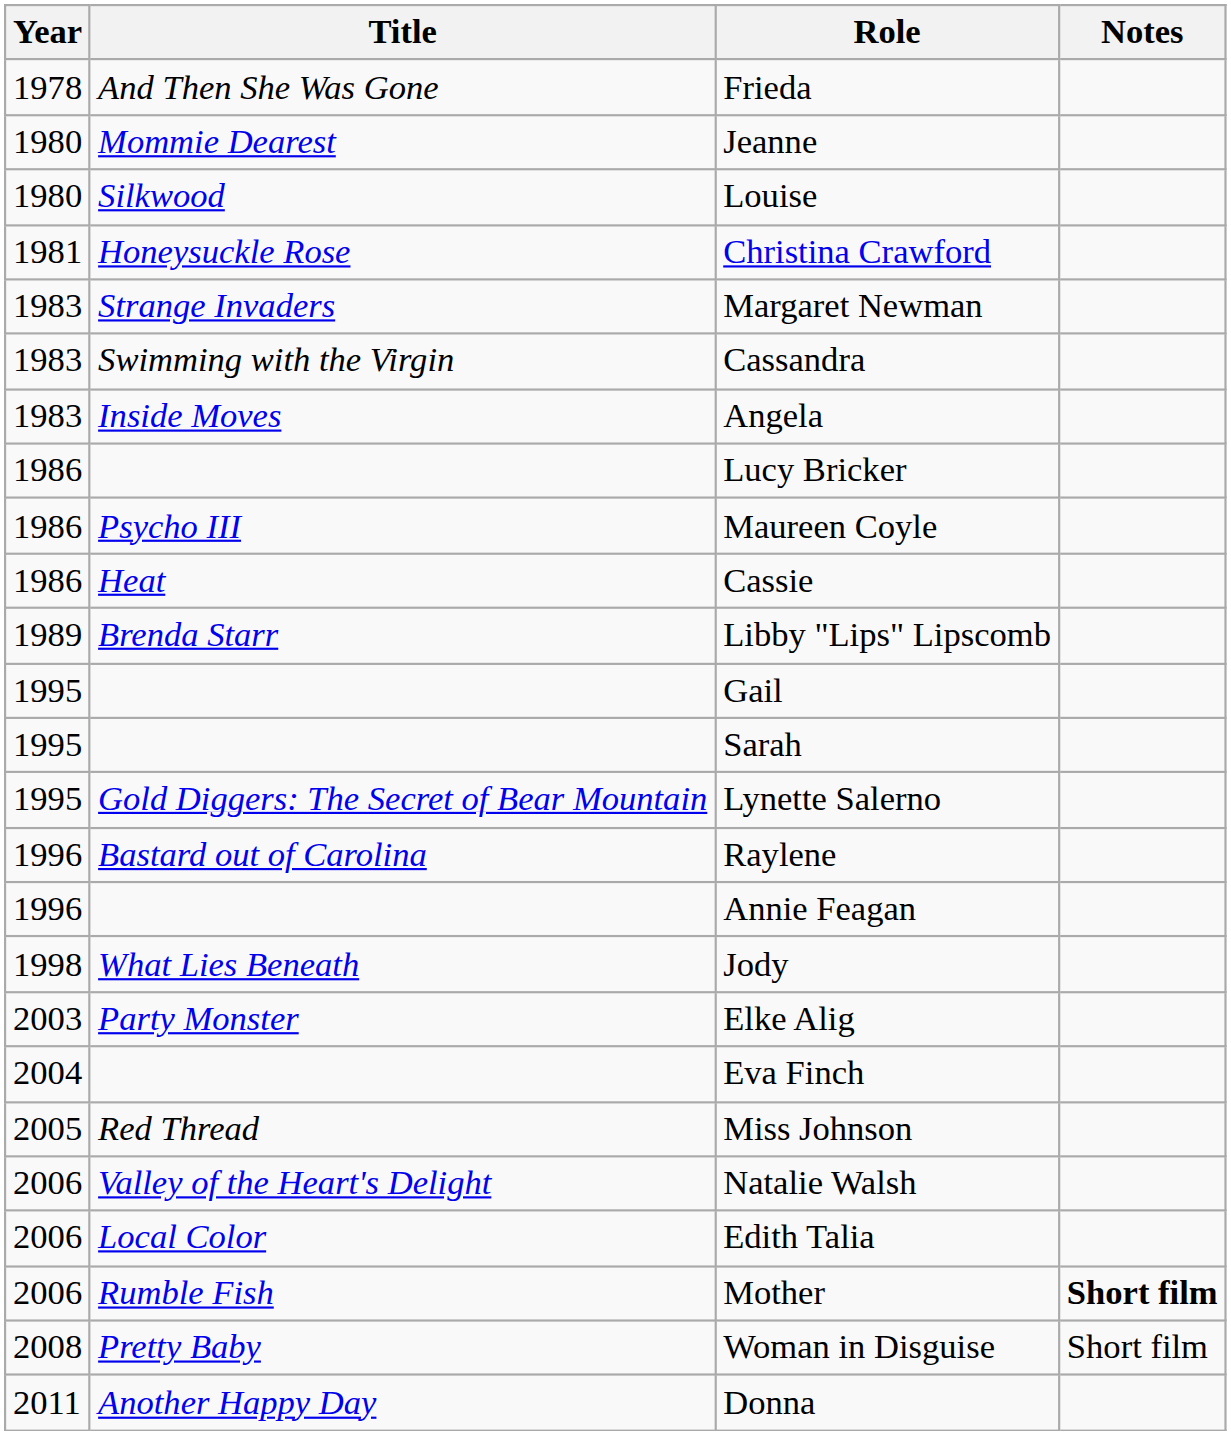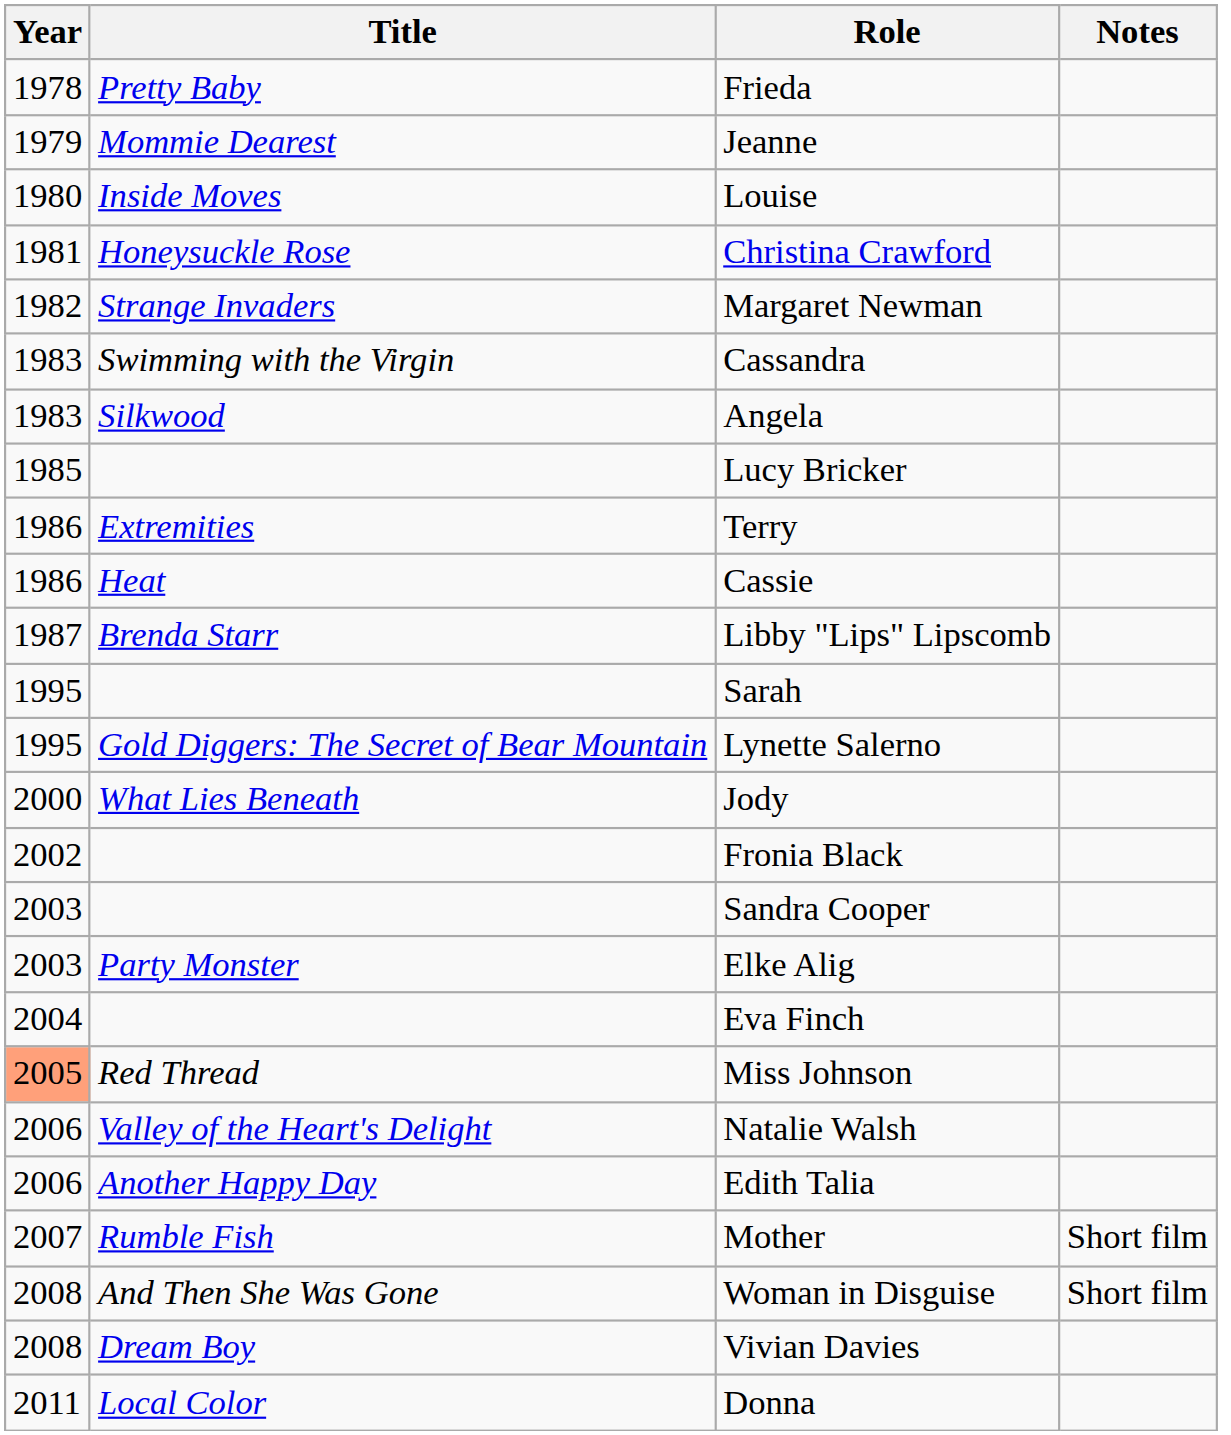(268, 86) And Then She Was Gone -> (180, 86) Pretty Baby
(48, 141) 1980 -> (48, 141) 1979
(161, 196) Silkwood -> (190, 196) Inside Moves
(48, 305) 1983 -> (48, 305) 1982
(190, 415) Inside Moves -> (161, 415) Silkwood
(48, 470) 1986 -> (48, 470) 1985
- row: (830, 525)
+ row: (760, 525)
(48, 634) 1989 -> (48, 634) 1987
- row: (753, 689)
- row: (780, 854)
- row: (820, 908)
(48, 963) 1998 -> (48, 799) 2000
+ row: (813, 854)
+ row: (826, 908)
(48, 1128) no background -> (48, 1073) lightsalmon background
(182, 1237) Local Color -> (237, 1182) Another Happy Day
(48, 1292) 2006 -> (48, 1237) 2007
(1142, 1292) bold -> (1137, 1237) normal
(180, 1347) Pretty Baby -> (268, 1292) And Then She Was Gone
+ row: (822, 1347)
(237, 1402) Another Happy Day -> (182, 1402) Local Color
